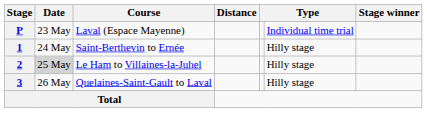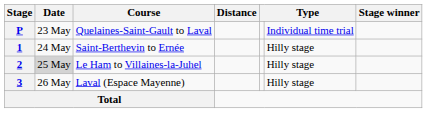(130, 30) Laval (Espace Mayenne) -> (144, 30) Quelaines-Saint-Gault to Laval
(144, 82) Quelaines-Saint-Gault to Laval -> (130, 82) Laval (Espace Mayenne)
